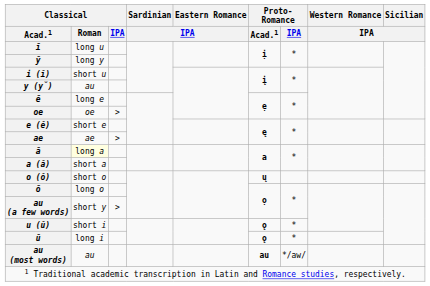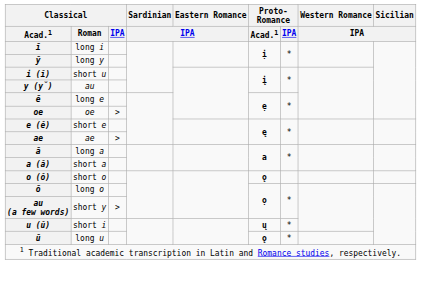(90, 48) long u -> (90, 48) long i
(90, 151) lightyellow background -> (90, 151) no background
(264, 177) ų -> (264, 177) ǫ
(264, 225) ǫ -> (264, 225) ų
(90, 238) long i -> (90, 238) long u
- row: (38, 255)
